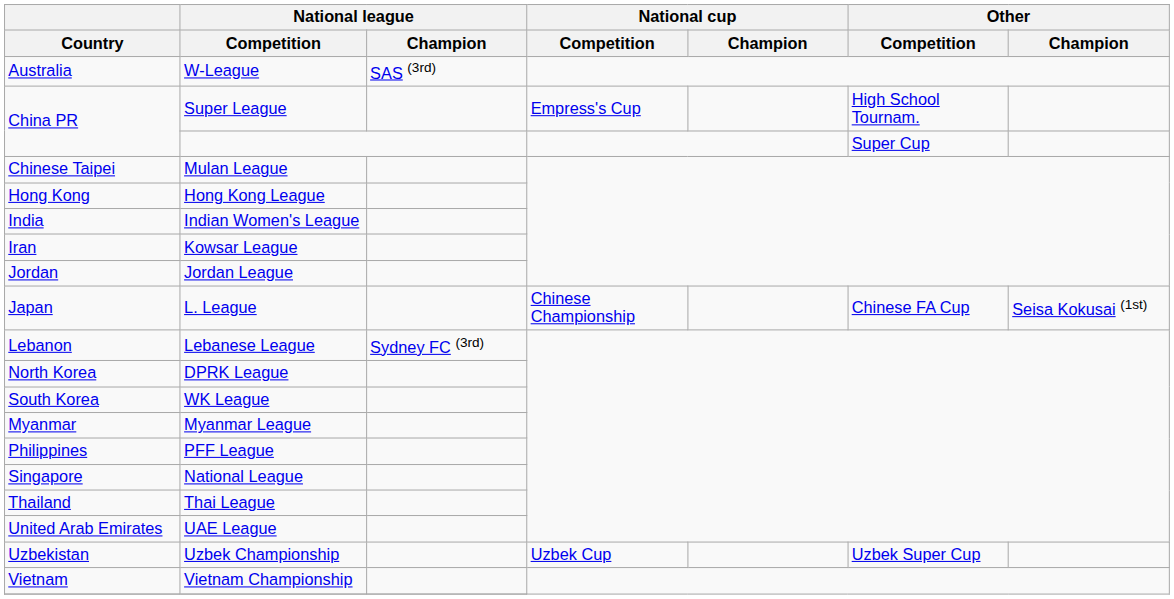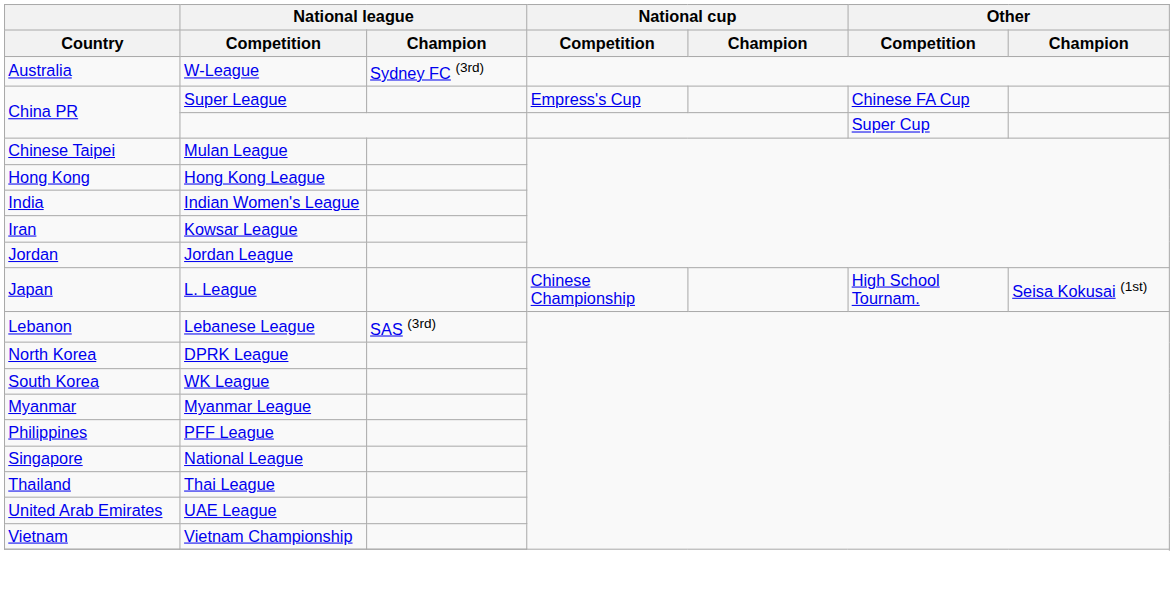(403, 71) SAS (3rd) -> (427, 71) Sydney FC (3rd)
(896, 108) High School Tournam. -> (911, 99) Chinese FA Cup
(911, 308) Chinese FA Cup -> (896, 289) High School Tournam.
(427, 345) Sydney FC (3rd) -> (403, 327) SAS (3rd)
- row: (49, 554)
